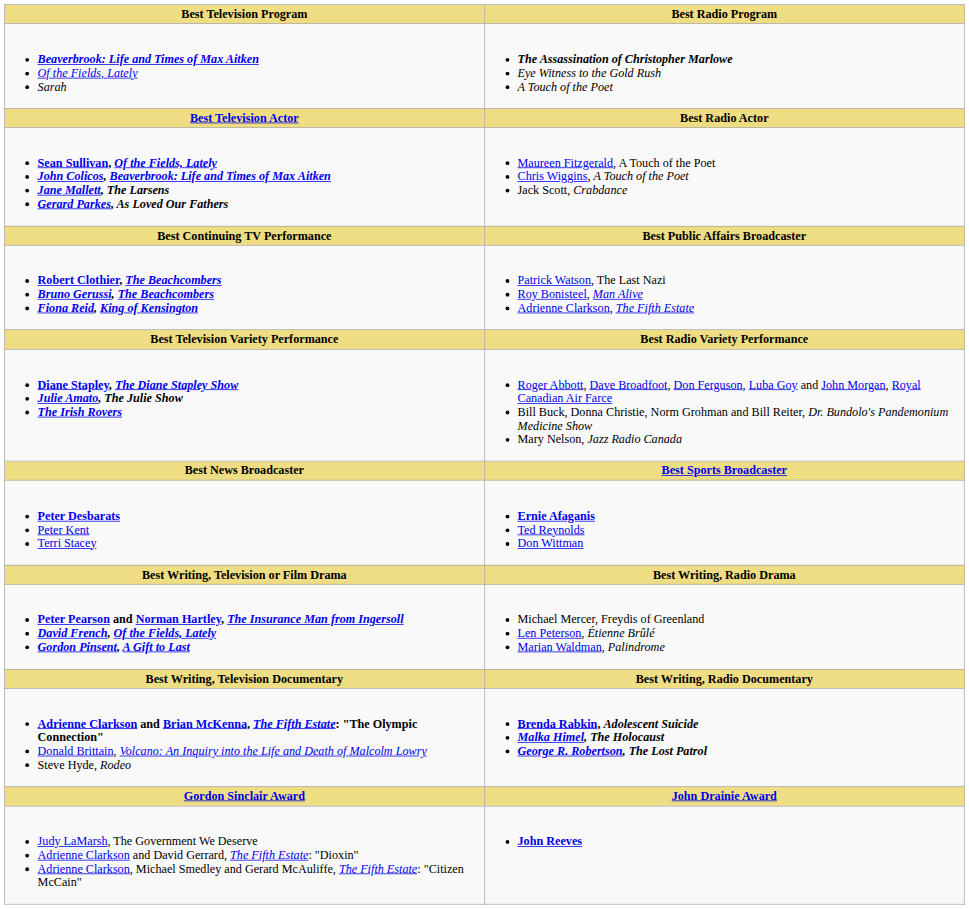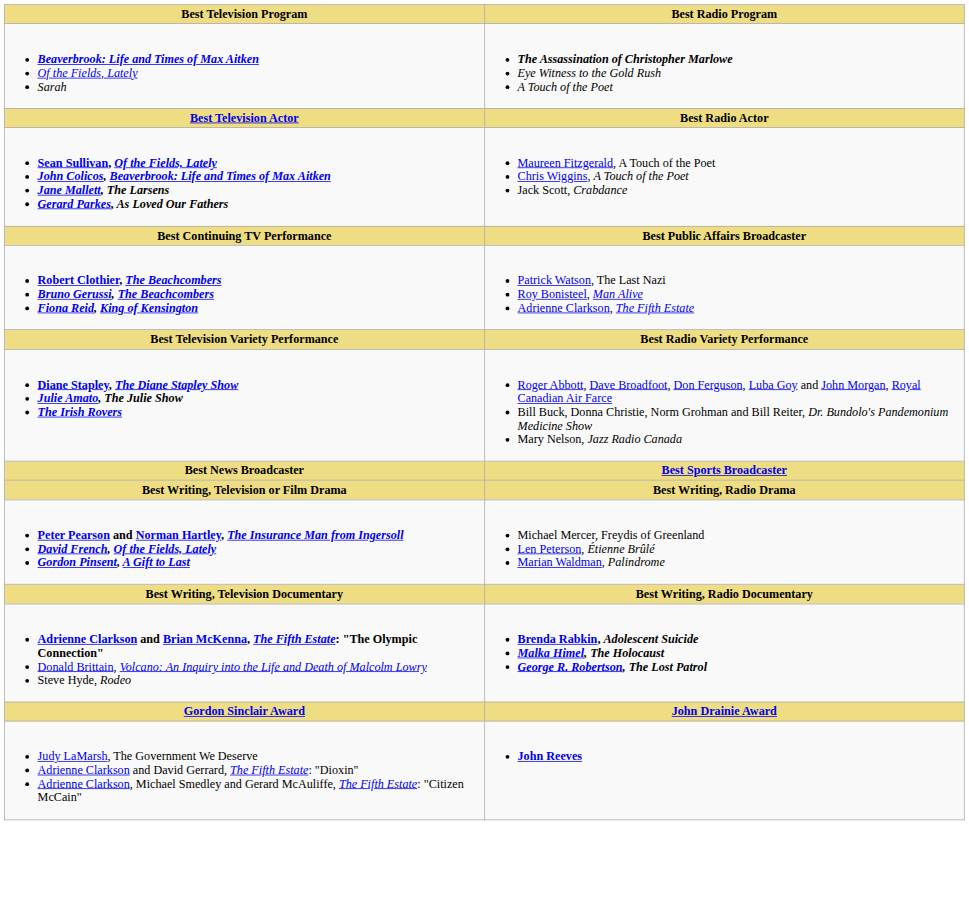- row: (244, 530)
